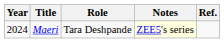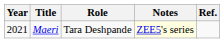(17, 29) 2024 -> (17, 29) 2021
